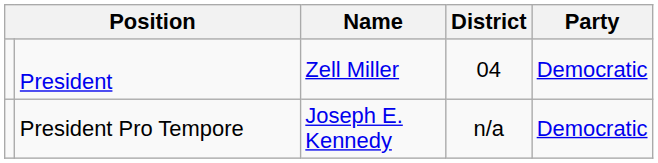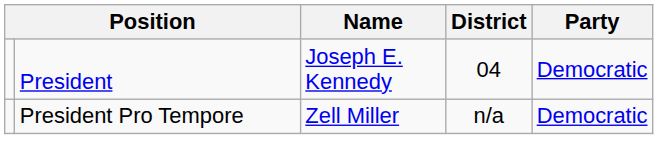(352, 68) Zell Miller -> (354, 68) Joseph E. Kennedy
(354, 128) Joseph E. Kennedy -> (352, 116) Zell Miller
